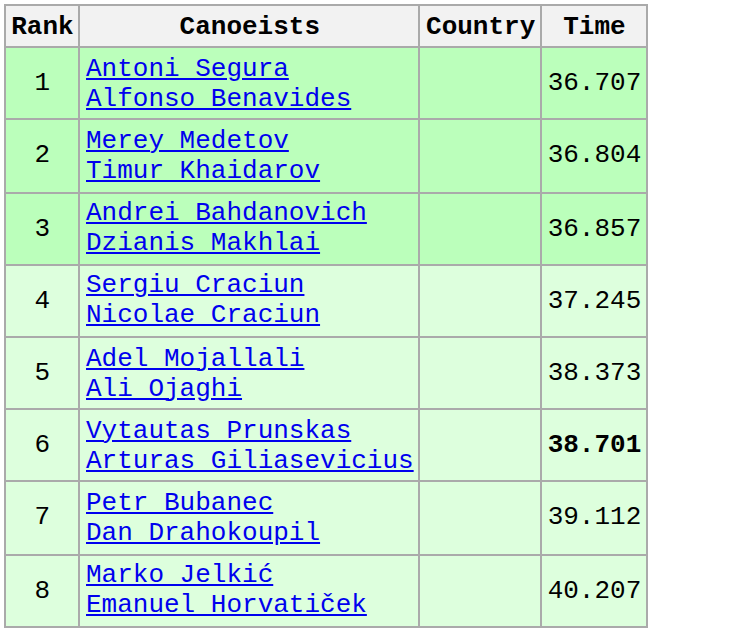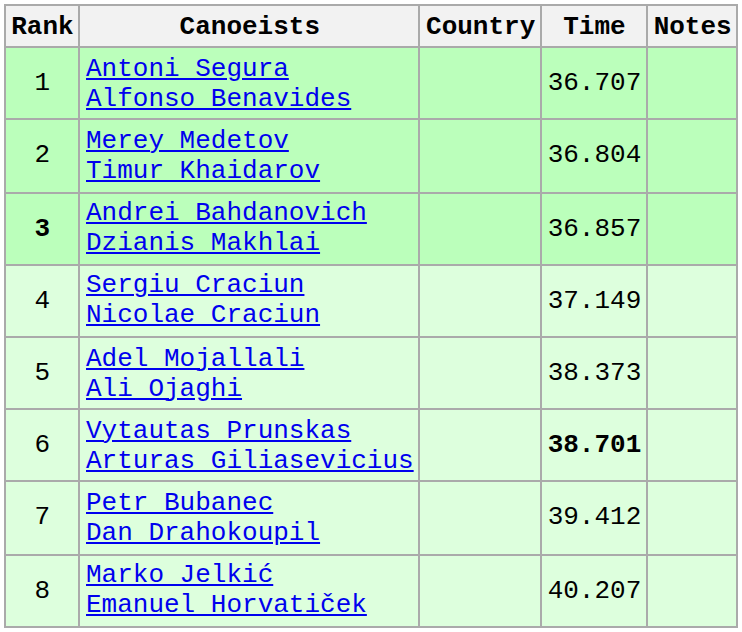+ column: (693, 26)
(42, 228) normal -> (42, 228) bold
(594, 301) 37.245 -> (594, 301) 37.149
(594, 518) 39.112 -> (594, 518) 39.412
